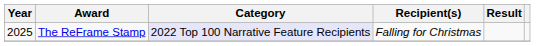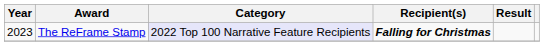(20, 31) 2025 -> (20, 31) 2023
(428, 31) normal -> (433, 31) bold
